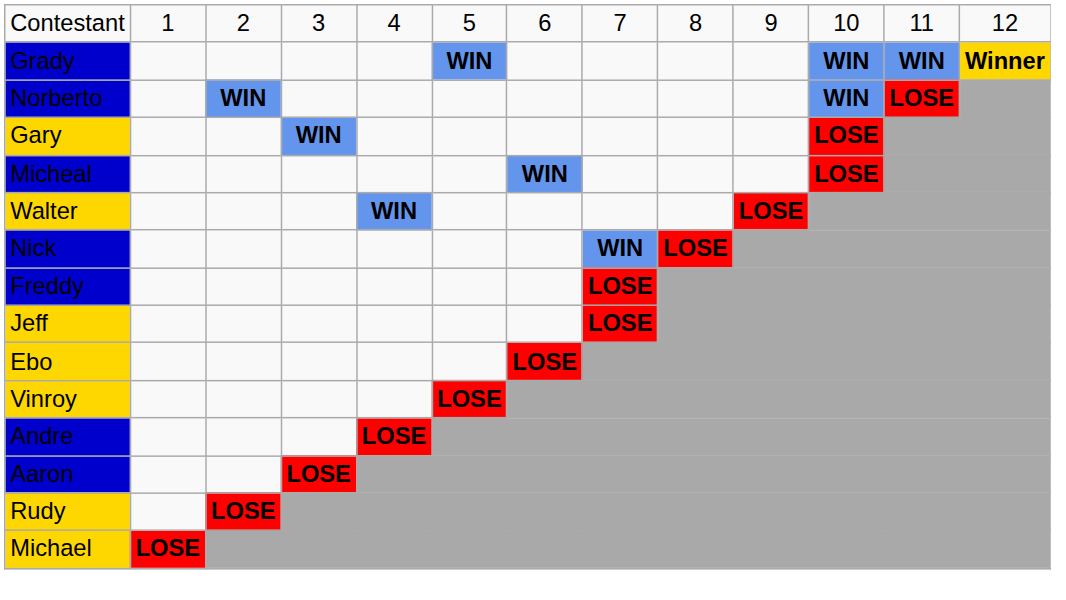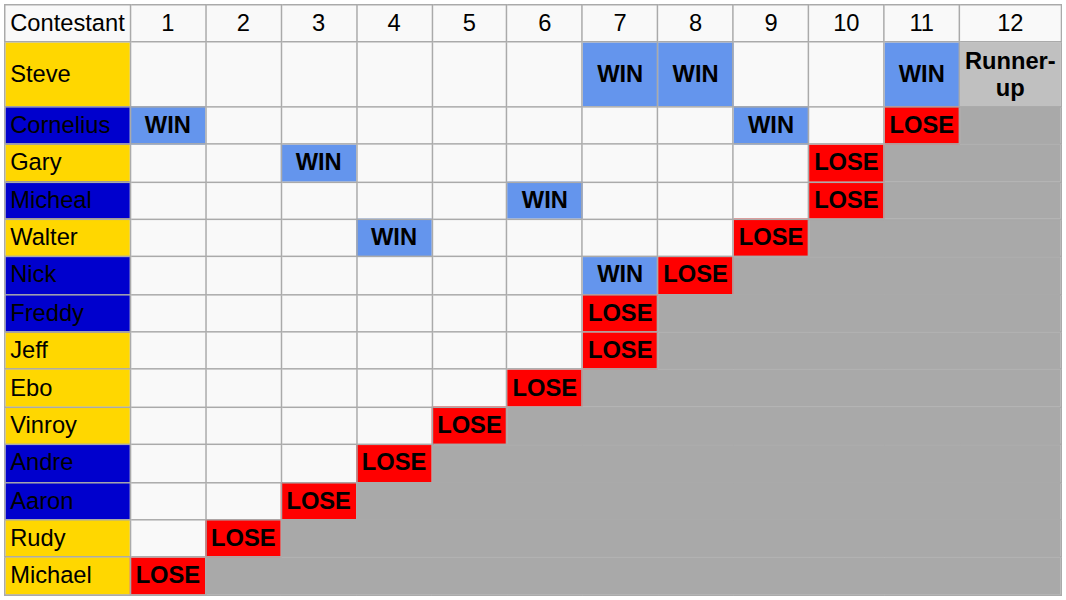- row: (42, 60)
+ row: (40, 74)
- row: (56, 98)
+ row: (60, 125)
